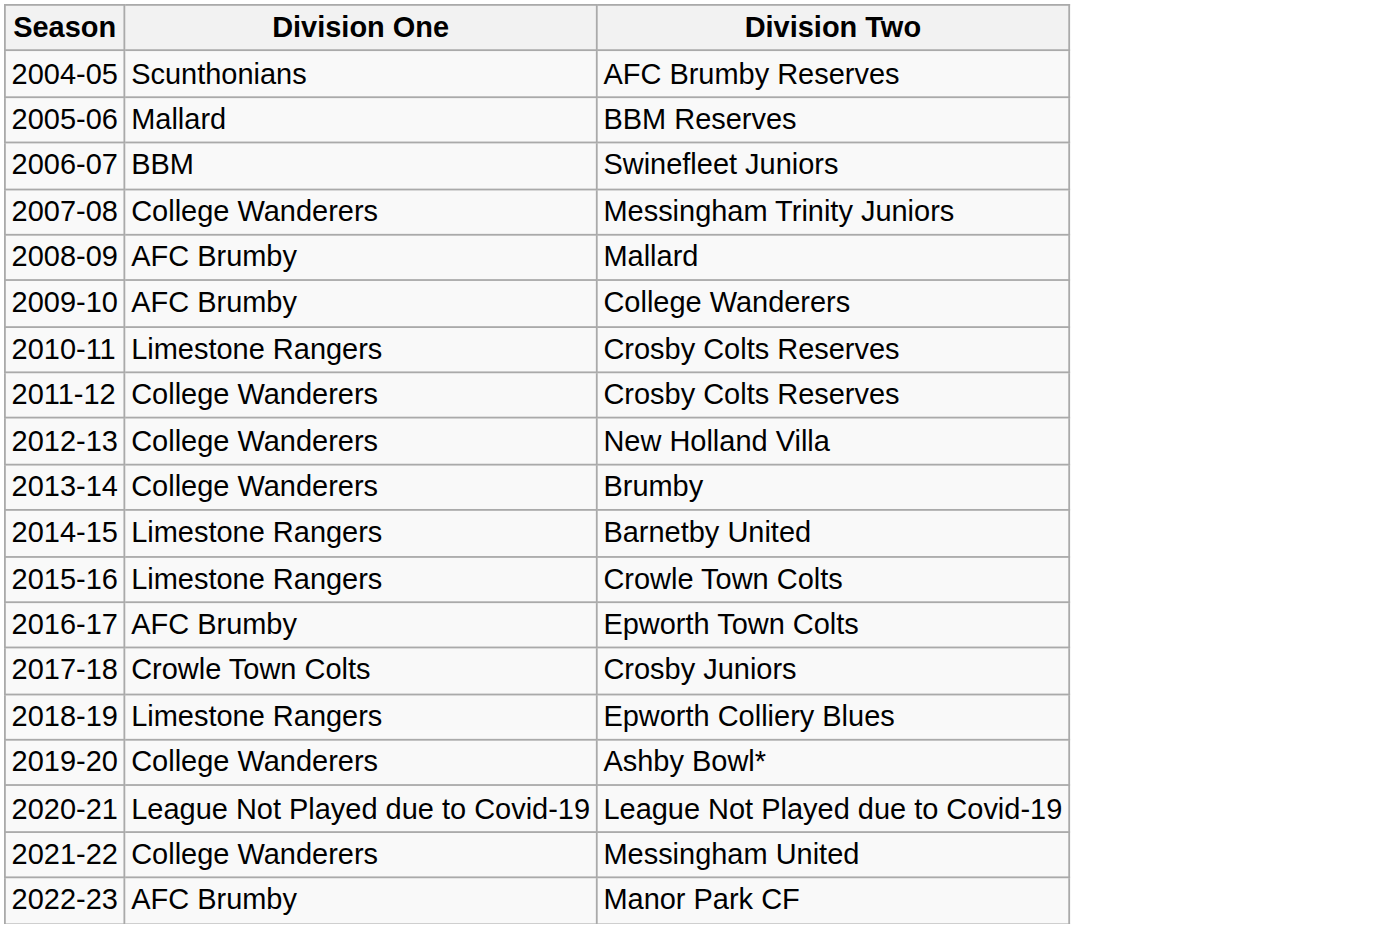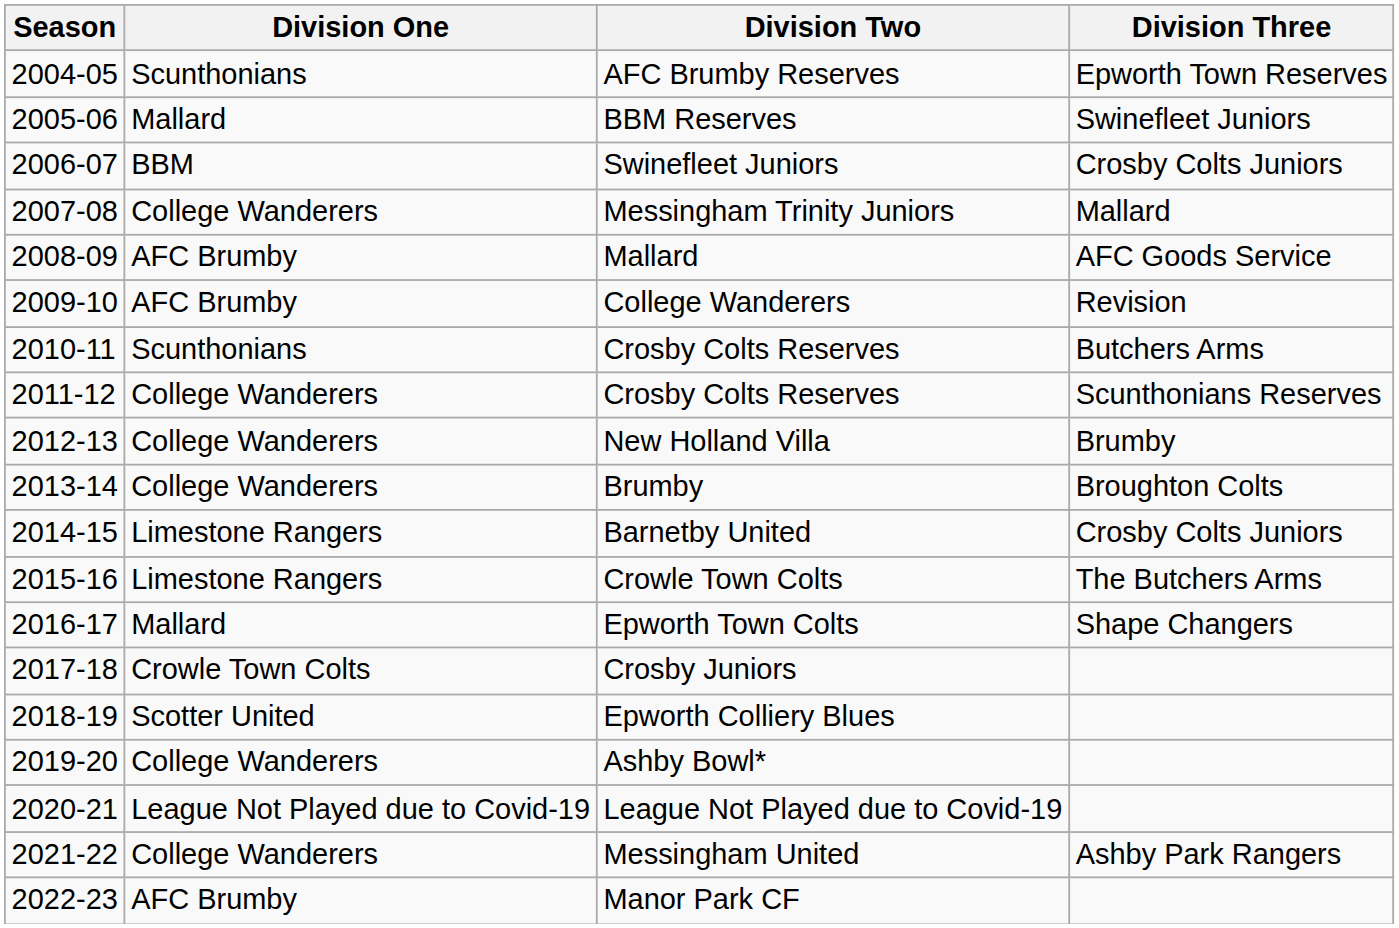+ column: (1231, 27)
(257, 348) Limestone Rangers -> (219, 348) Scunthonians
(214, 624) AFC Brumby -> (179, 624) Mallard
(257, 716) Limestone Rangers -> (223, 716) Scotter United
